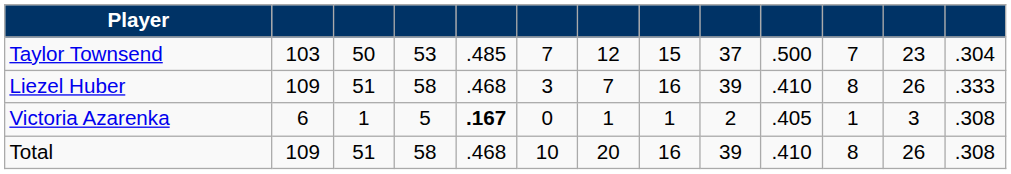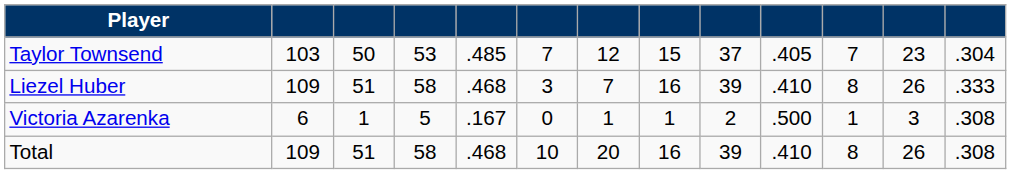(792, 53) .500 -> (792, 53) .405
(486, 119) bold -> (486, 119) normal
(792, 119) .405 -> (792, 119) .500
